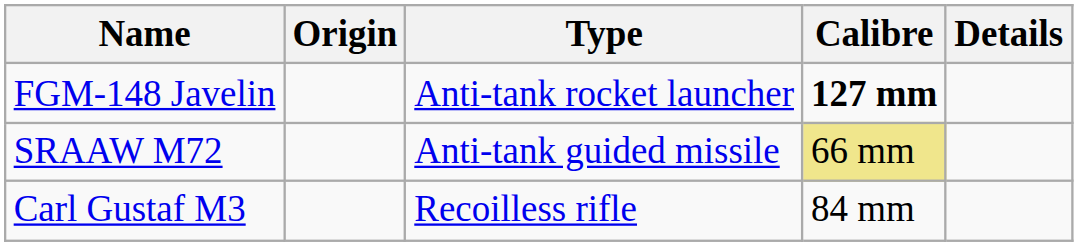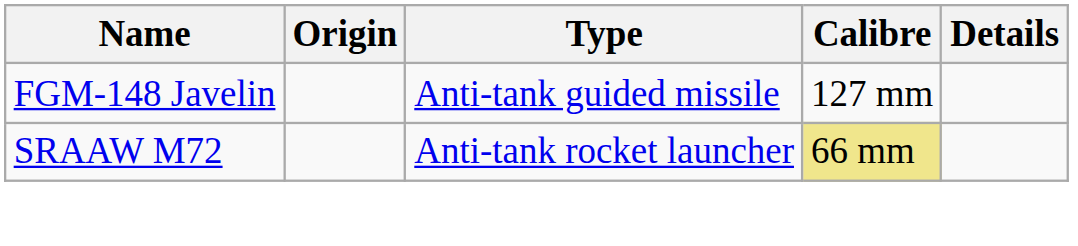(604, 92) Anti-tank rocket launcher -> (597, 92) Anti-tank guided missile
(874, 92) bold -> (872, 92) normal
(597, 151) Anti-tank guided missile -> (604, 151) Anti-tank rocket launcher
- row: (130, 209)
